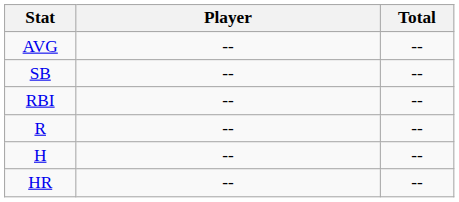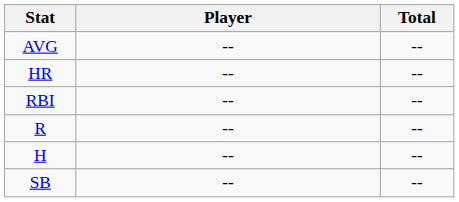rows swapped: (40, 182) <-> (40, 73)
